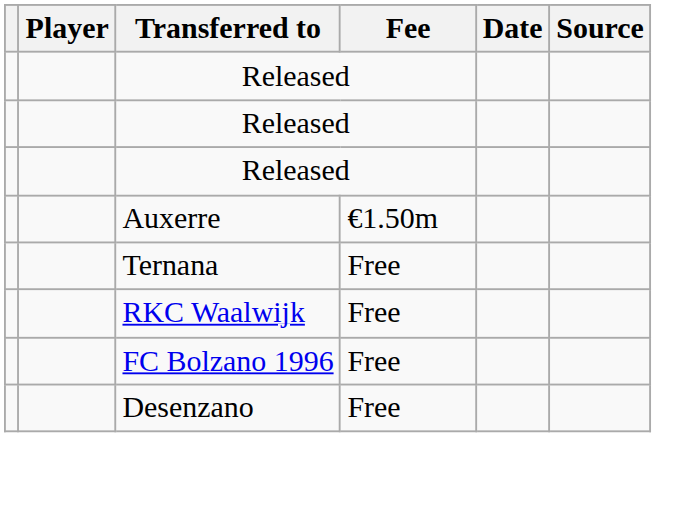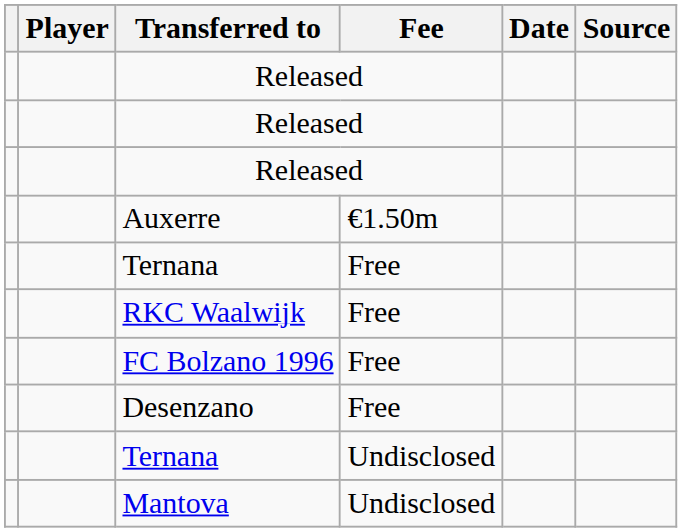+ row: (170, 455)
+ row: (176, 502)
